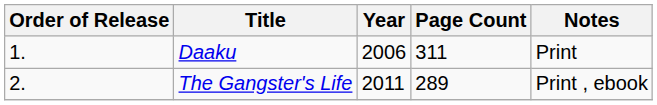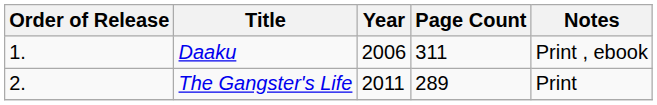(556, 52) Print -> (592, 52) Print , ebook
(592, 83) Print , ebook -> (556, 83) Print
